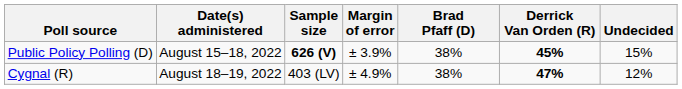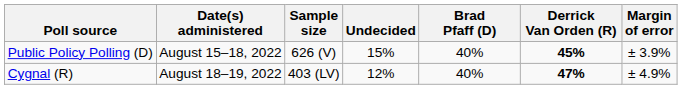columns swapped: (370, 23) <-> (639, 31)
(314, 52) bold -> (314, 52) normal
(448, 52) 38% -> (470, 52) 40%
(448, 74) 38% -> (470, 74) 40%
